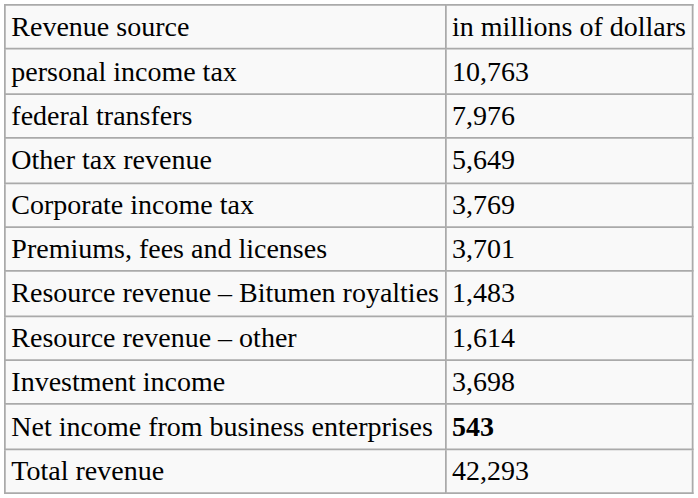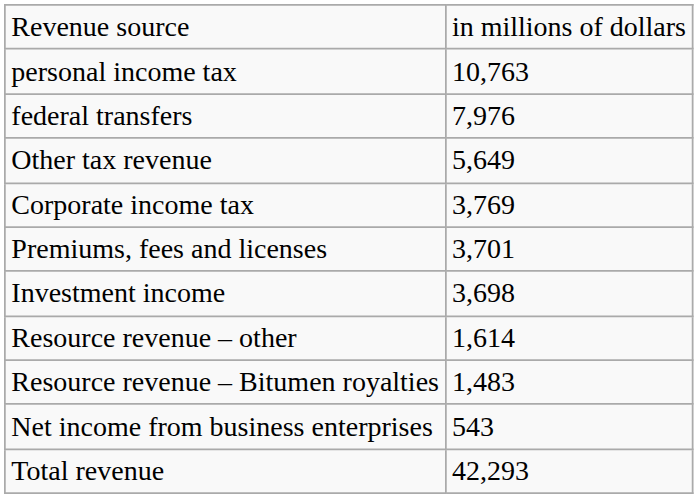rows swapped: (118, 381) <-> (225, 293)
(473, 426) bold -> (473, 426) normal
